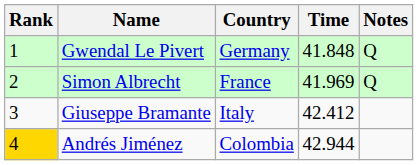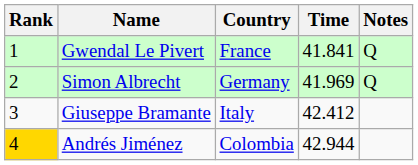(255, 51) Germany -> (245, 51) France
(328, 51) 41.848 -> (328, 51) 41.841
(245, 82) France -> (255, 82) Germany
